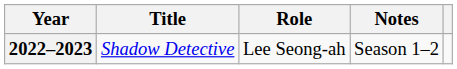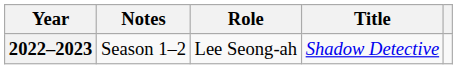columns swapped: (168, 19) <-> (397, 19)
